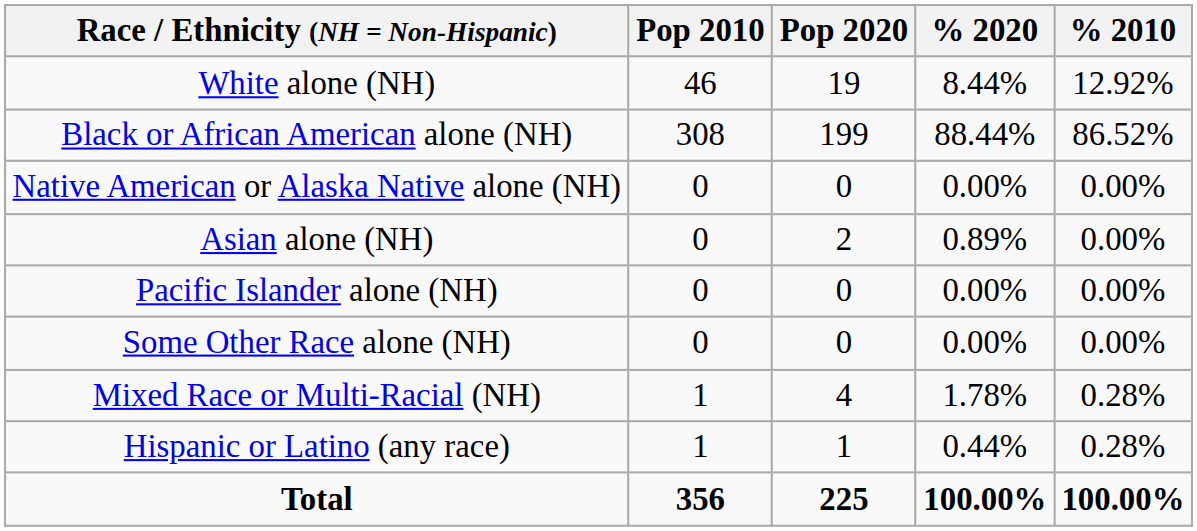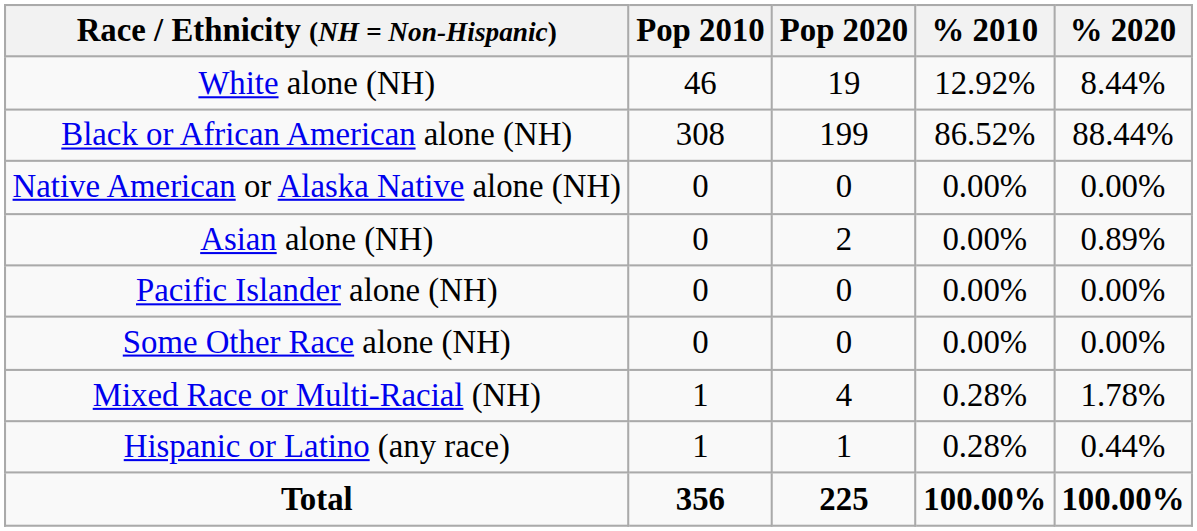columns swapped: (1123, 30) <-> (985, 30)
